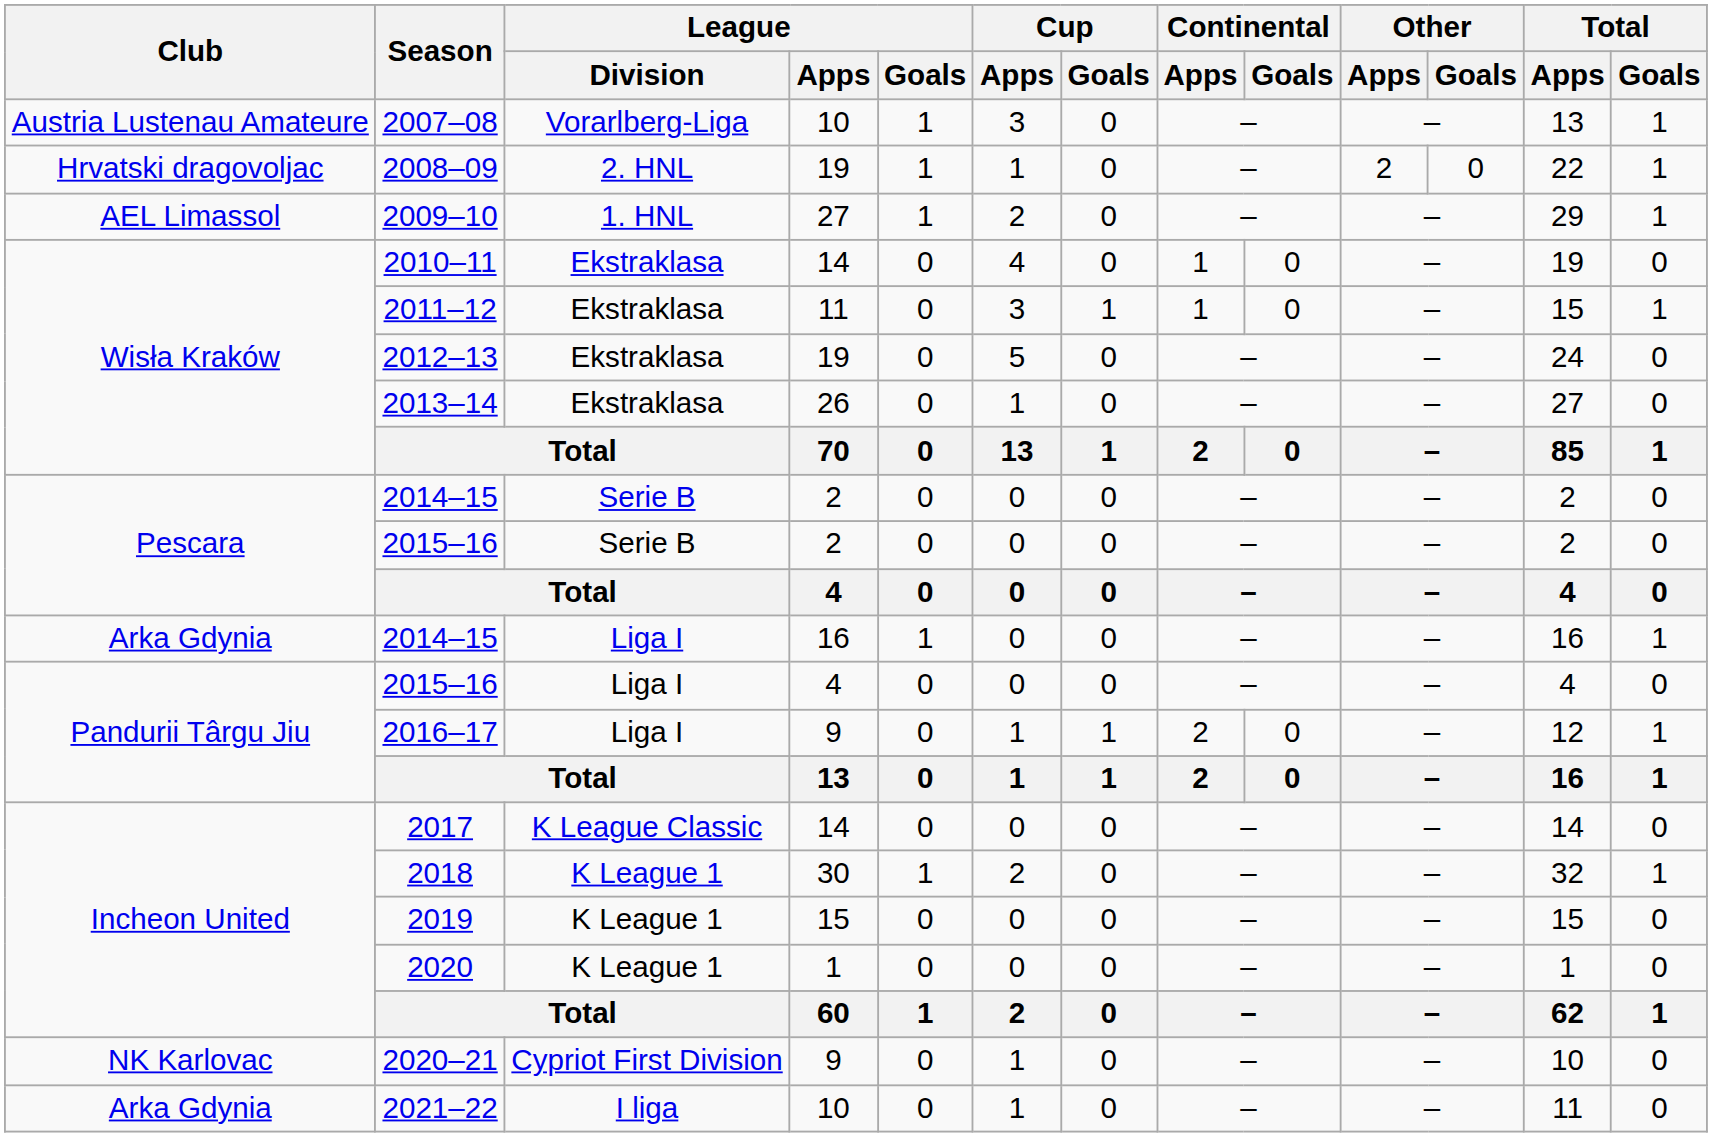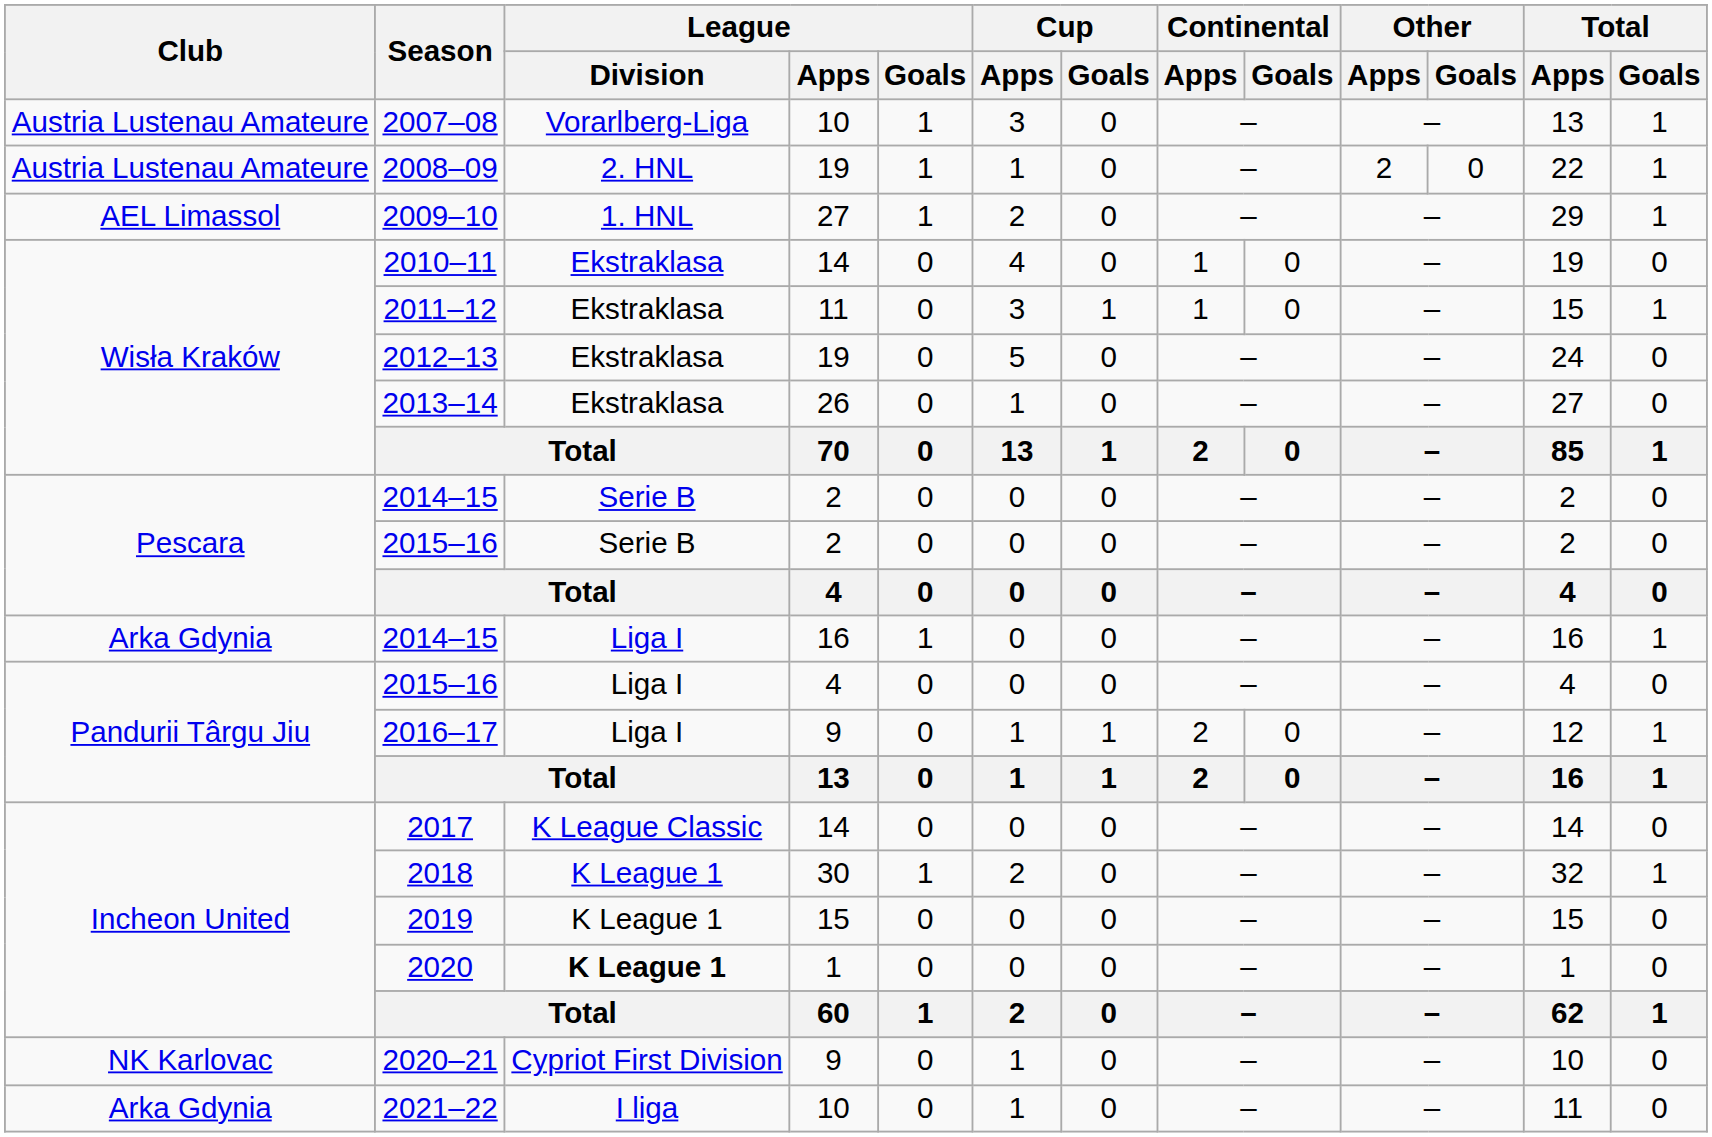(190, 168) Hrvatski dragovoljac -> (190, 168) Austria Lustenau Amateure
(647, 966) normal -> (647, 966) bold
